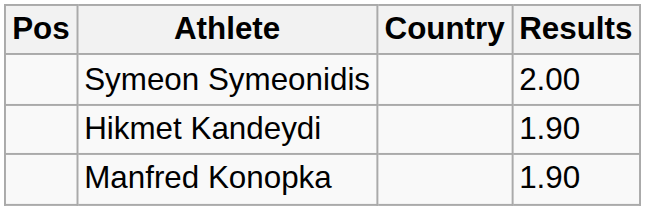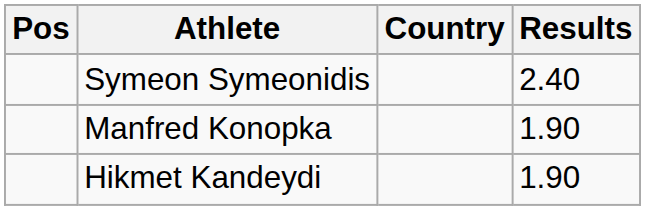(550, 79) 2.00 -> (550, 79) 2.40
rows swapped: (208, 178) <-> (203, 128)
